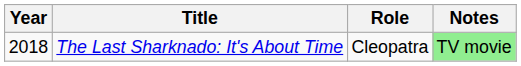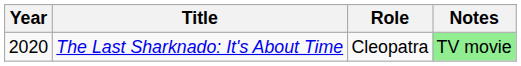(28, 46) 2018 -> (28, 46) 2020
